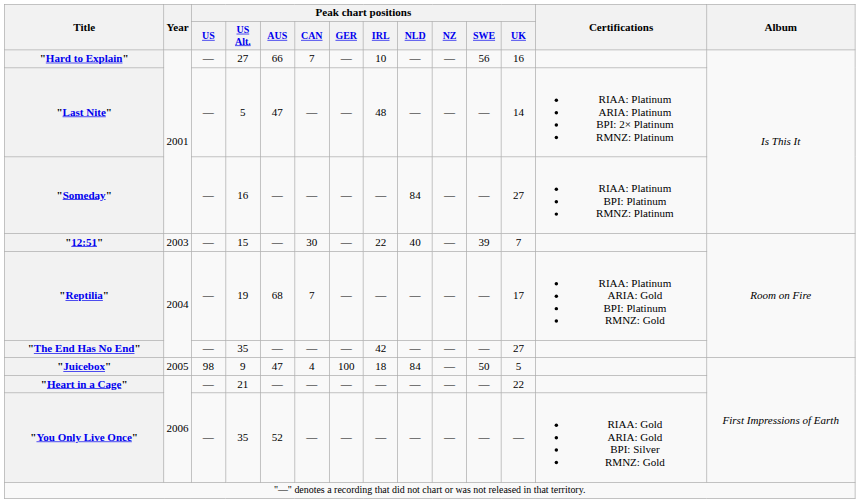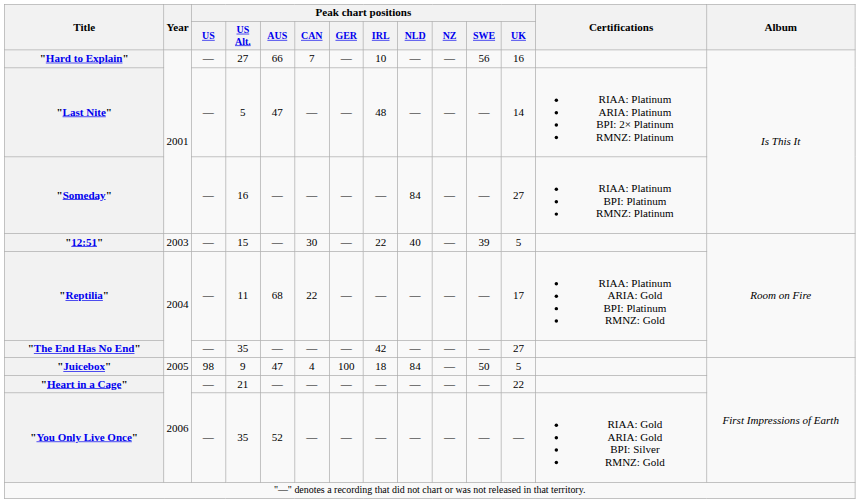(519, 242) 7 -> (519, 242) 5
(243, 295) 19 -> (243, 295) 11
(312, 295) 7 -> (312, 295) 22
